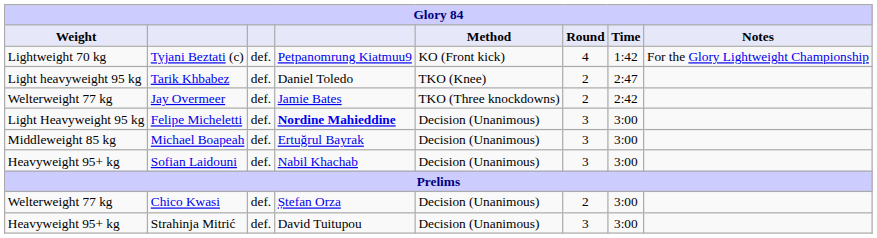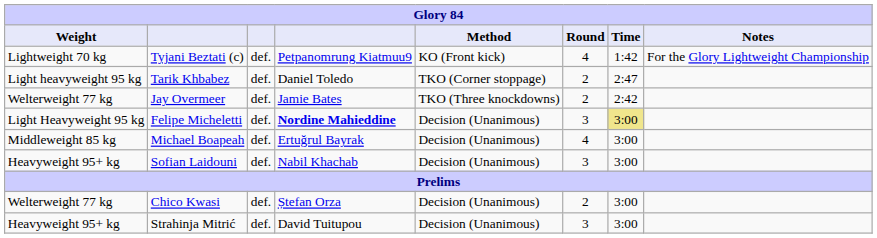(452, 78) TKO (Knee) -> (482, 78) TKO (Corner stoppage)
(626, 119) no background -> (626, 119) khaki background
(585, 140) 3 -> (585, 140) 4
